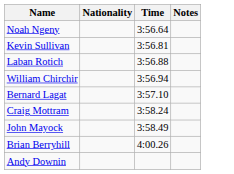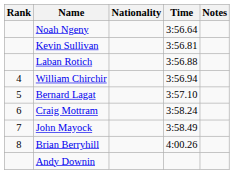+ column: (19, 12)
